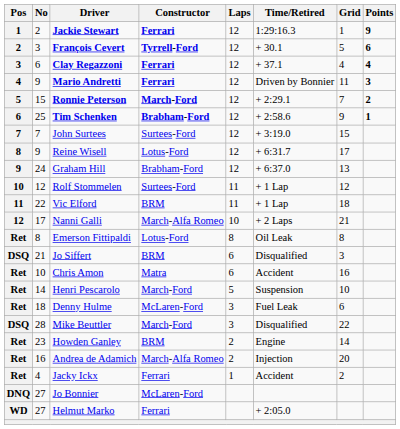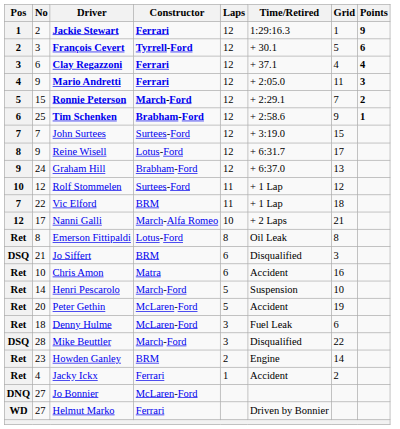(295, 82) Driven by Bonnier -> (268, 82) + 2:05.0
(18, 203) 11 -> (18, 203) 7
+ row: (79, 307)
- row: (95, 359)
(273, 411) + 2:05.0 -> (289, 411) Driven by Bonnier
